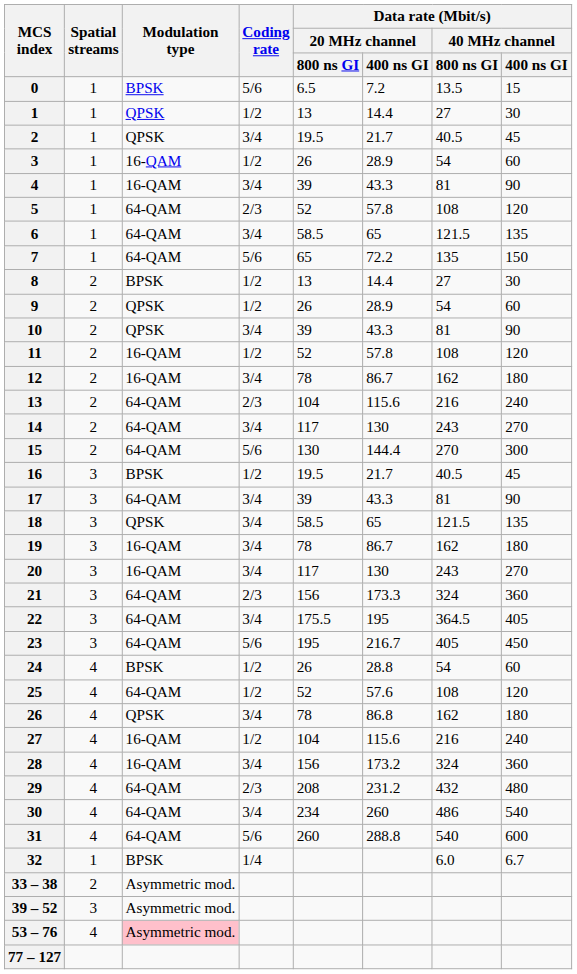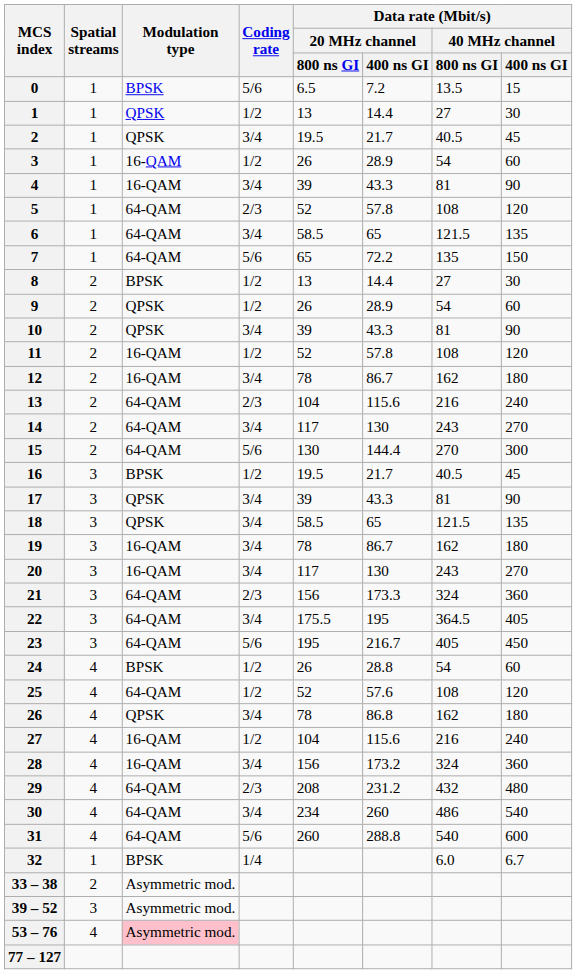(153, 498) 64-QAM -> (145, 498) QPSK
